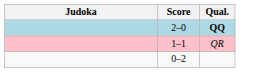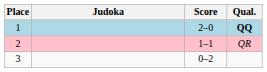+ column: (18, 12)
